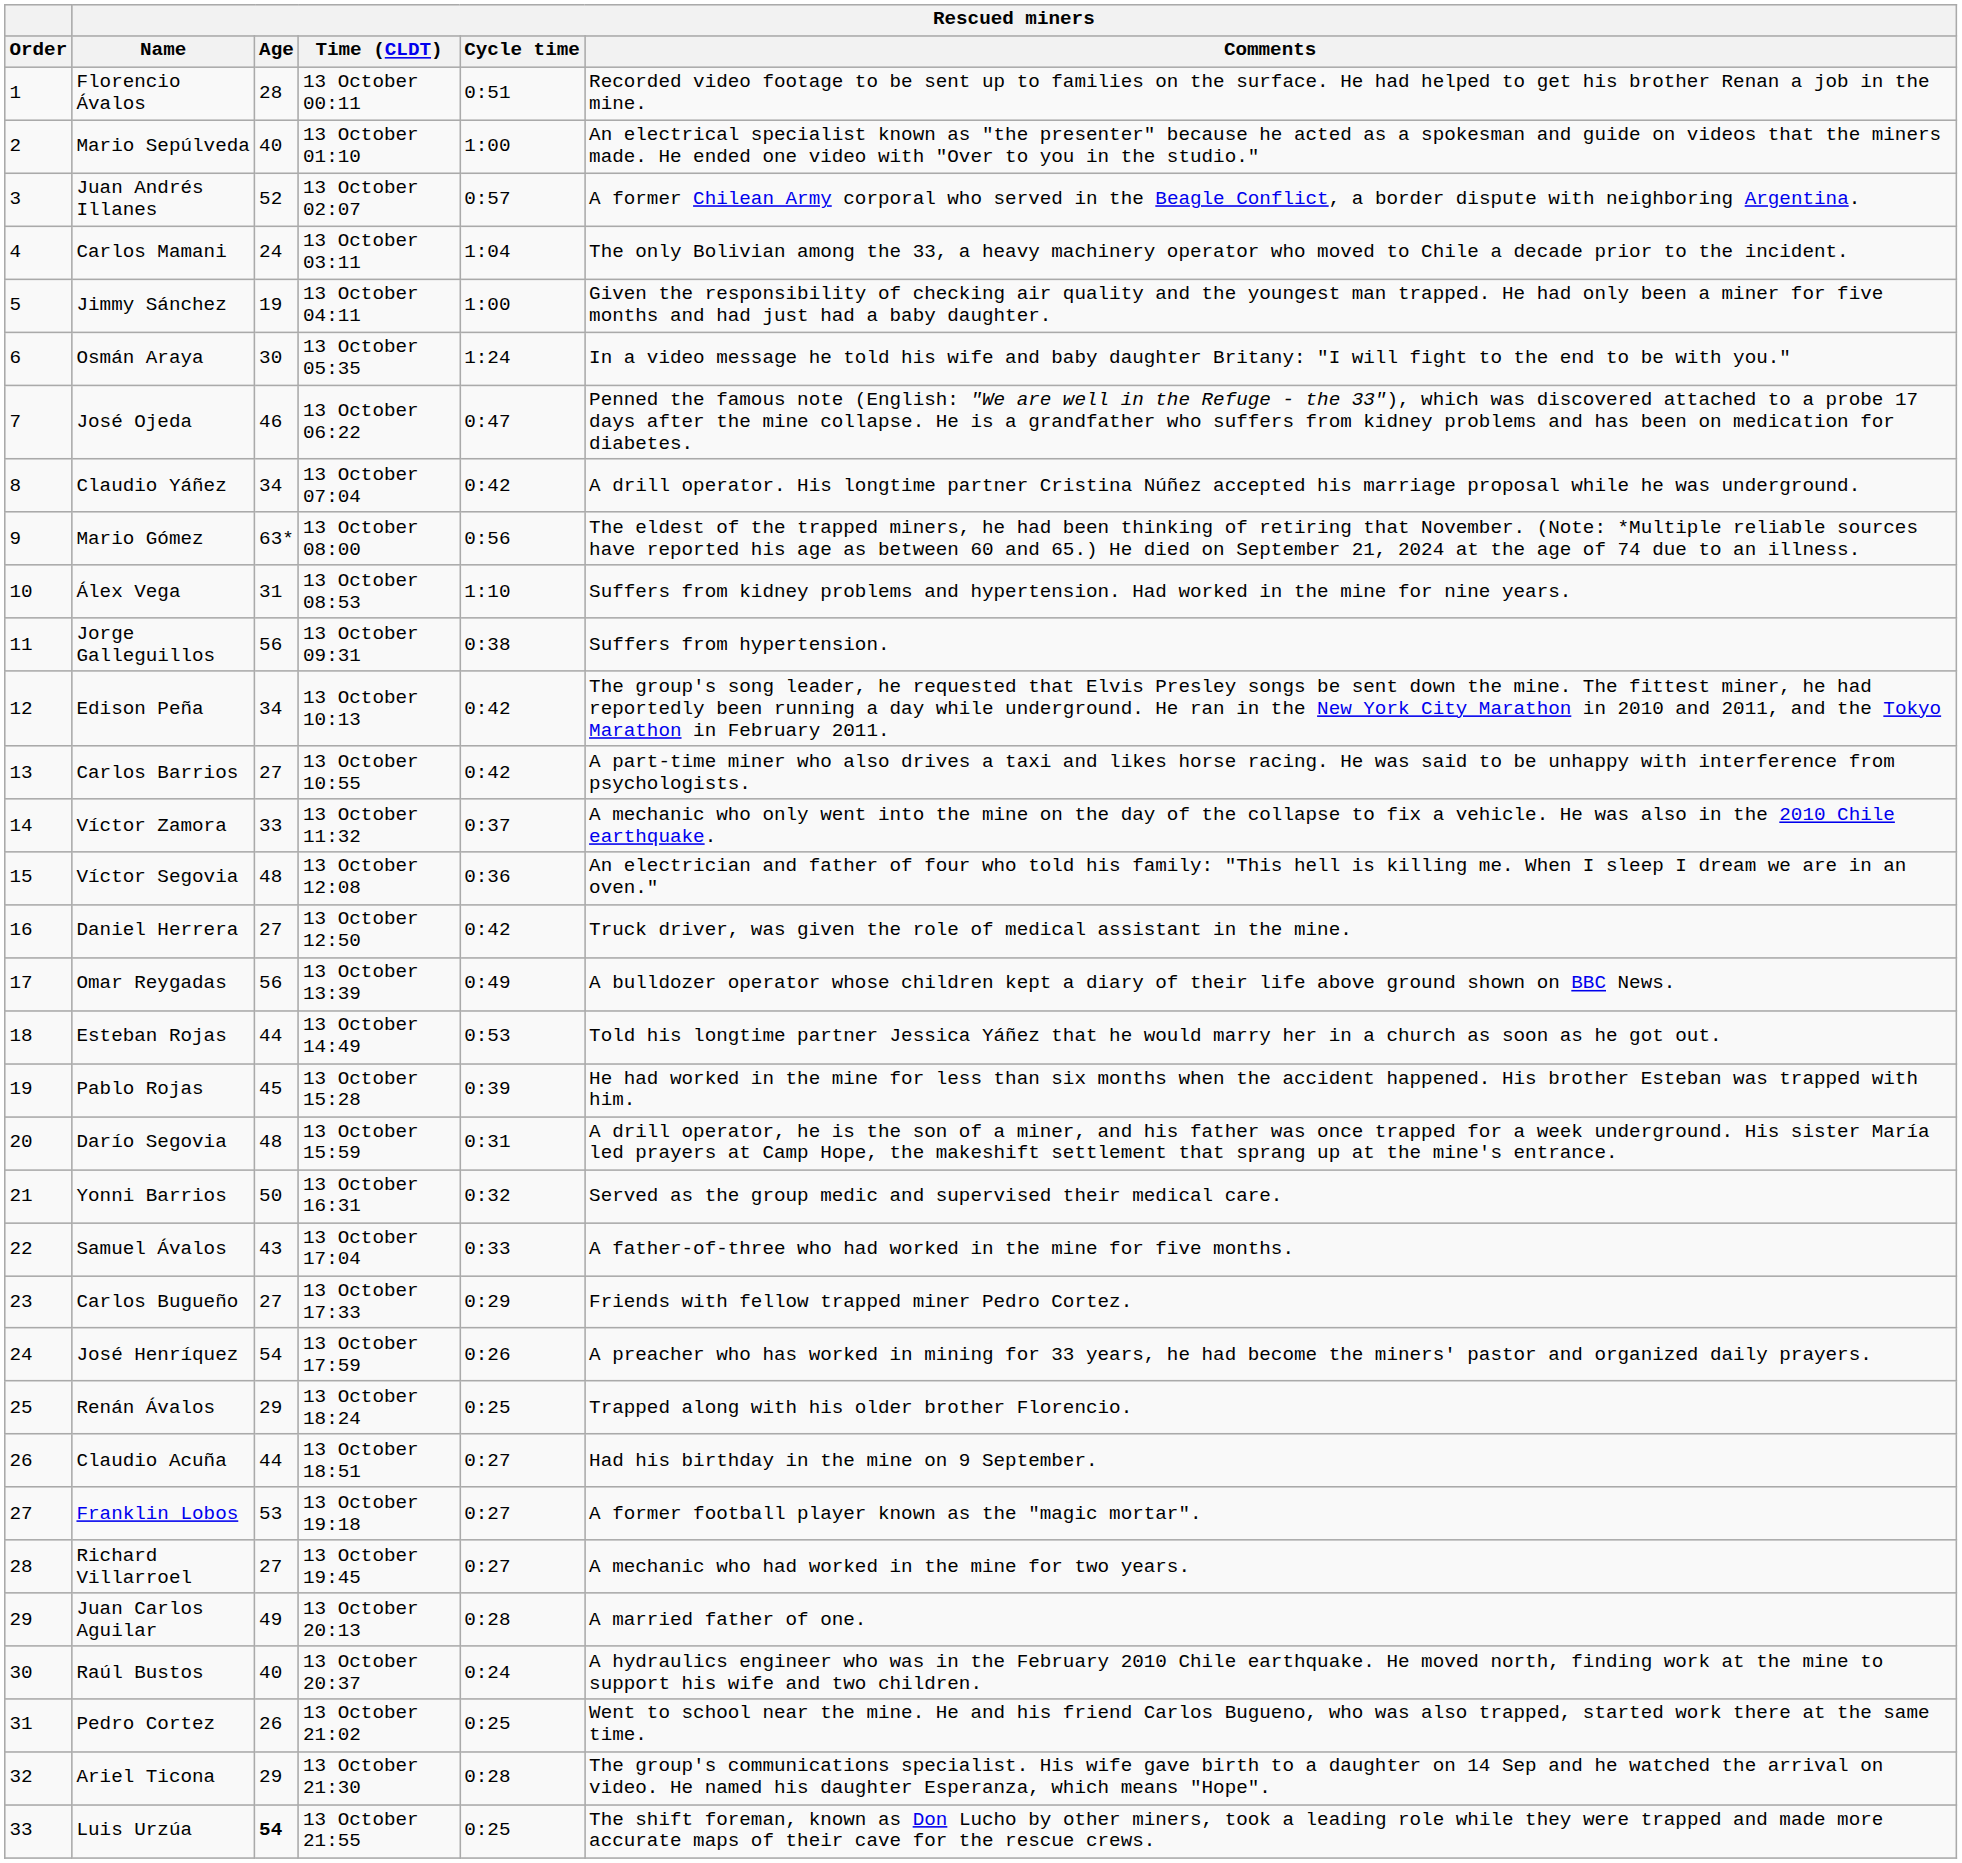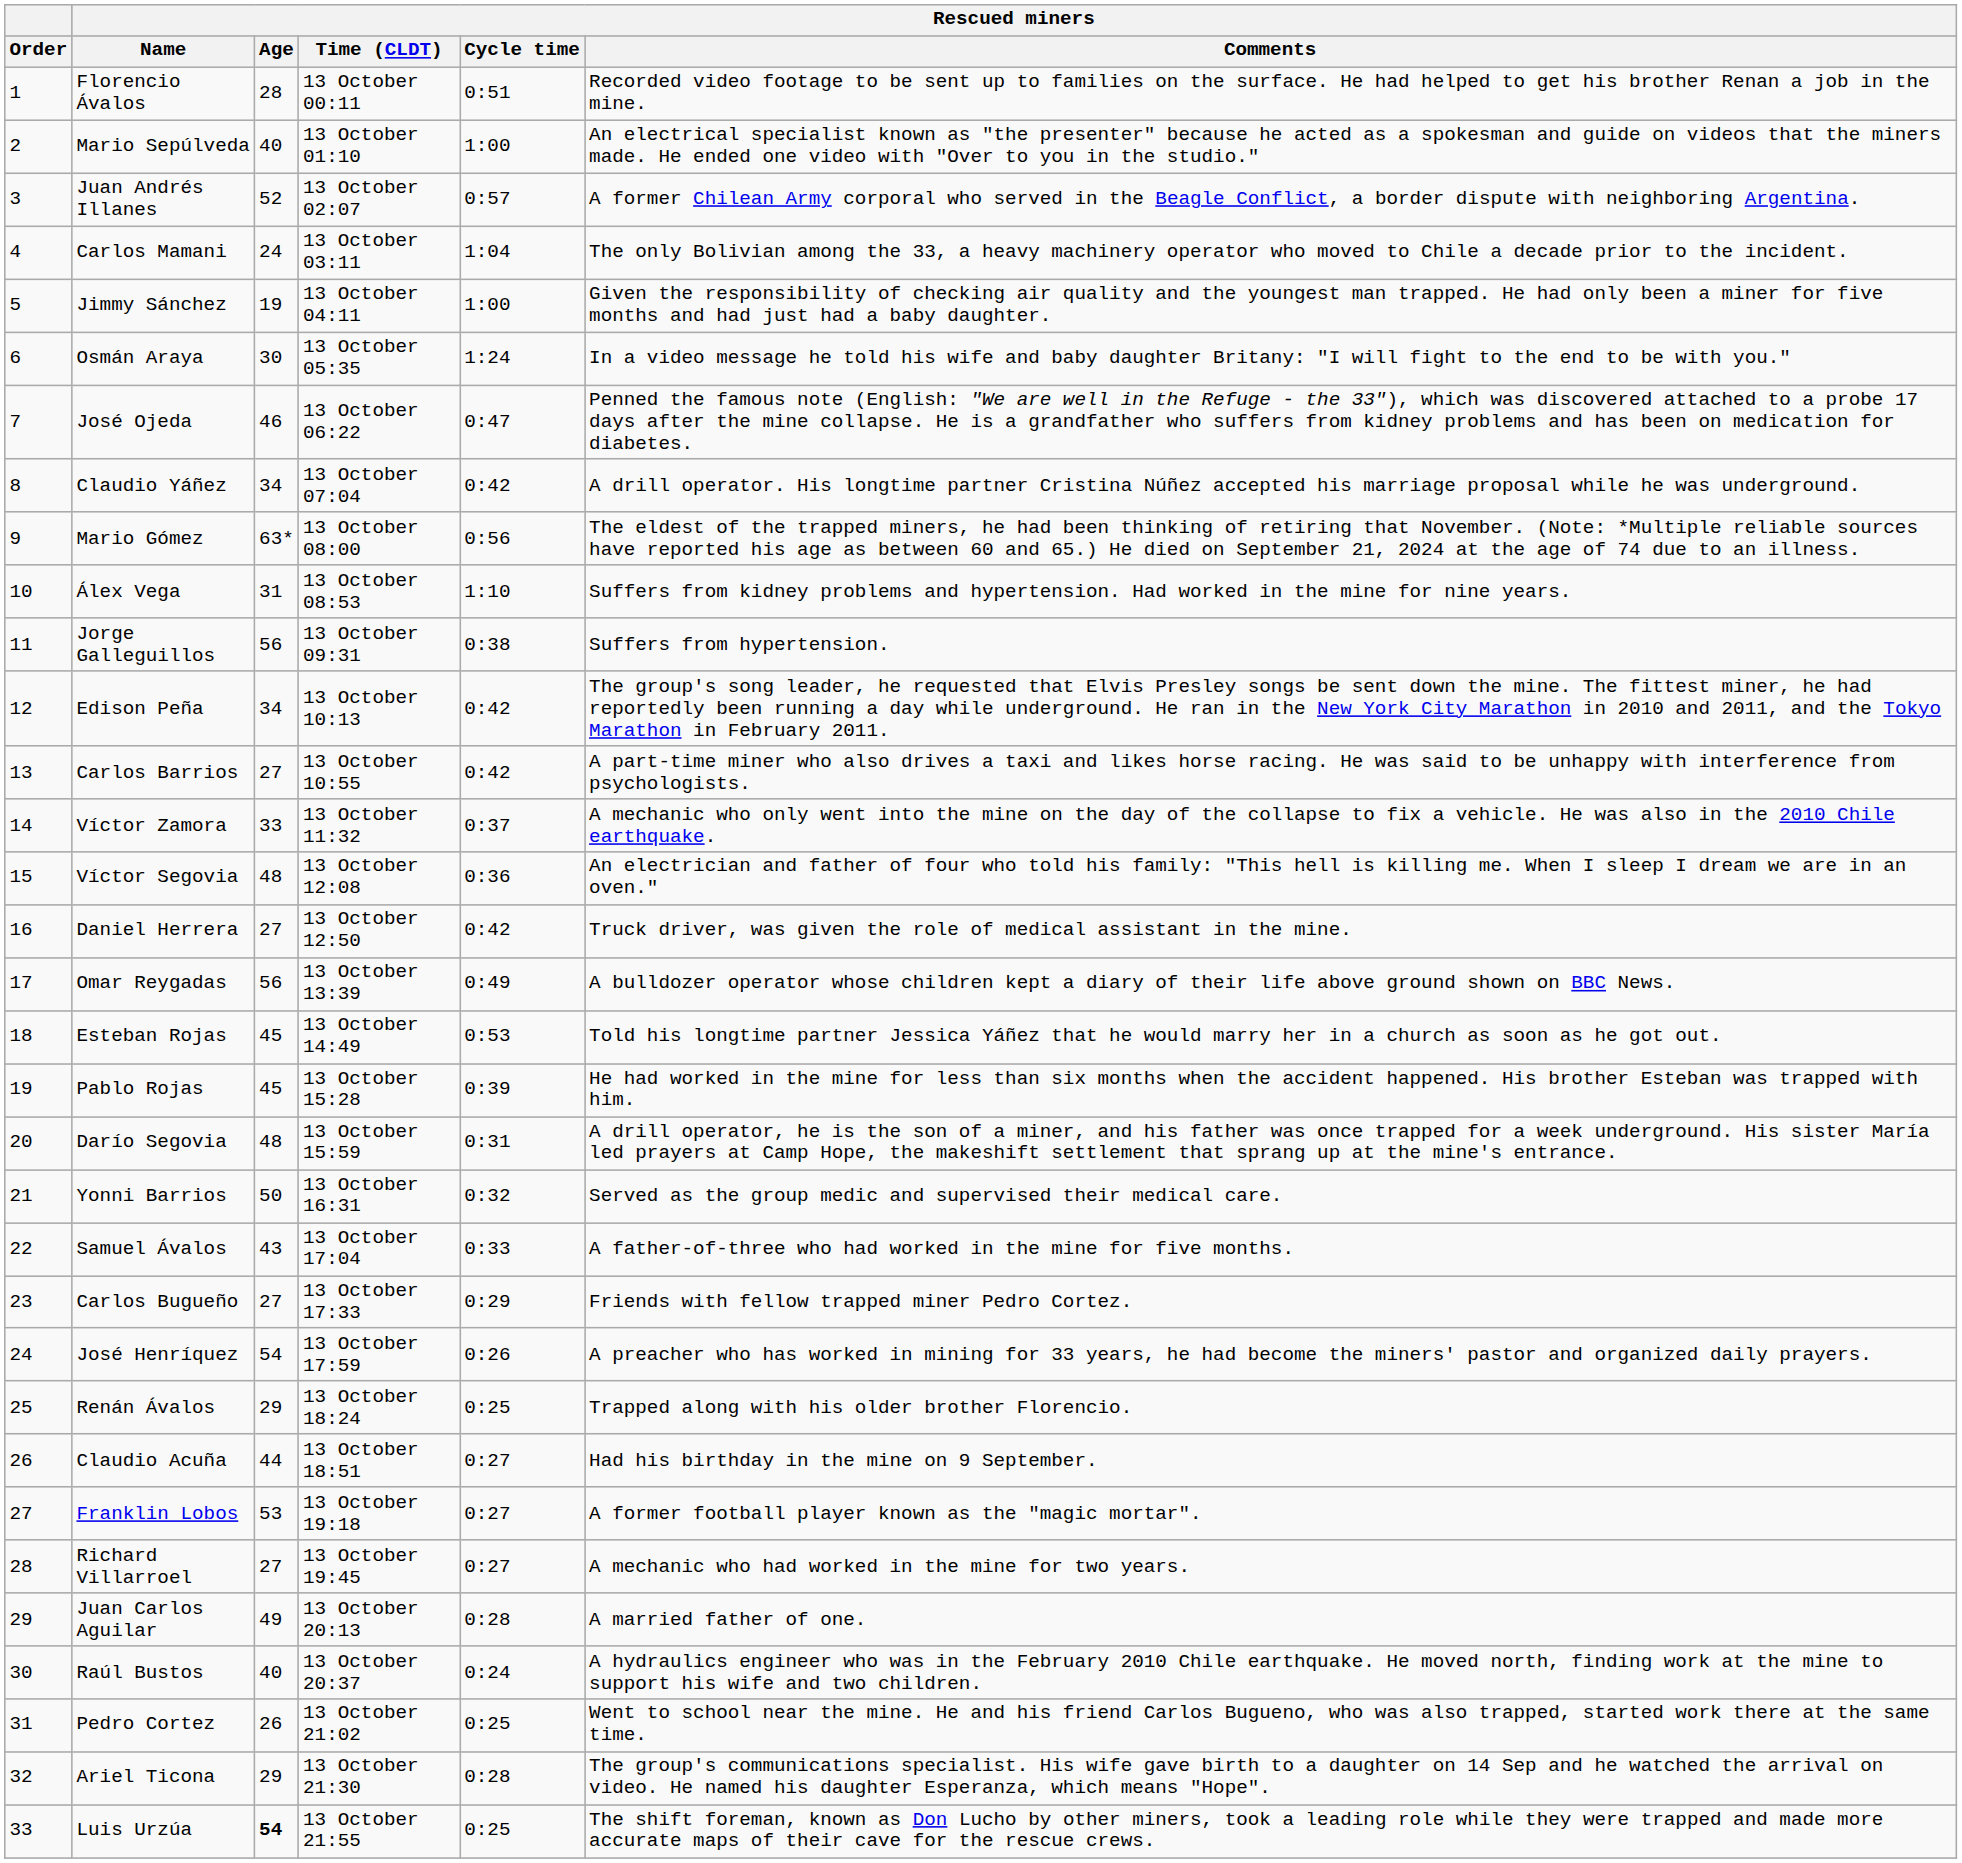(271, 1038) 44 -> (271, 1038) 45
